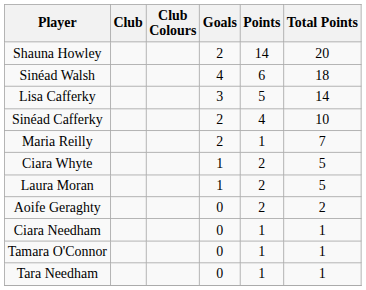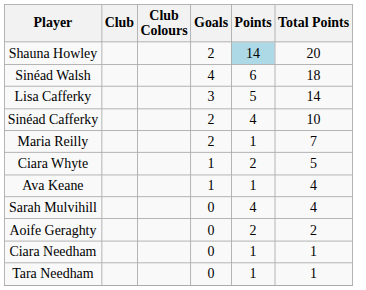(262, 53) no background -> (253, 53) lightblue background
- row: (57, 185)
+ row: (53, 185)
+ row: (53, 207)
- row: (57, 251)
